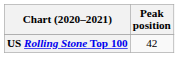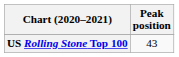(152, 43) 42 -> (152, 43) 43
